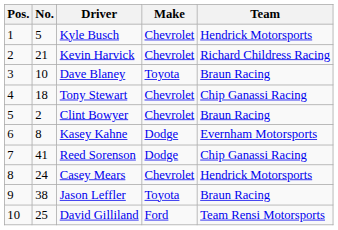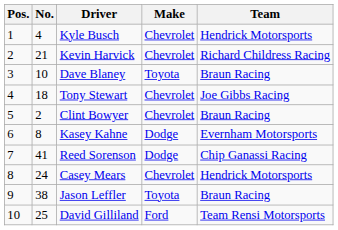(38, 34) 5 -> (38, 34) 4
(254, 94) Chip Ganassi Racing -> (245, 94) Joe Gibbs Racing
